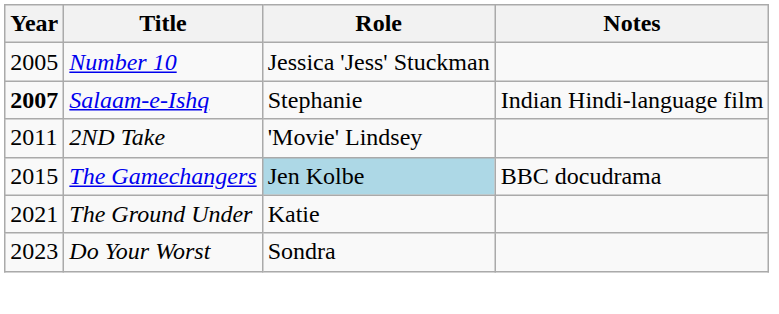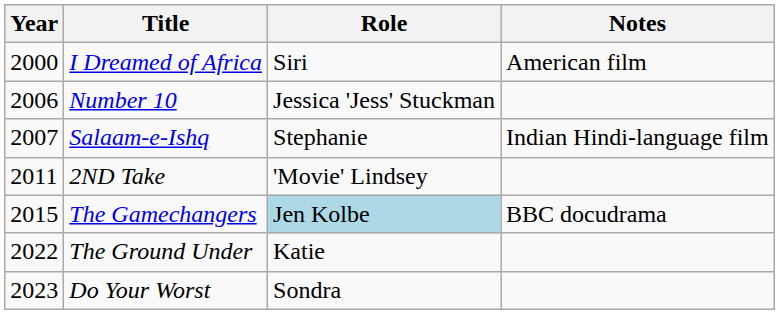+ row: (166, 61)
(34, 61) 2005 -> (34, 99) 2006
(34, 99) bold -> (34, 137) normal
(34, 213) 2021 -> (34, 251) 2022
